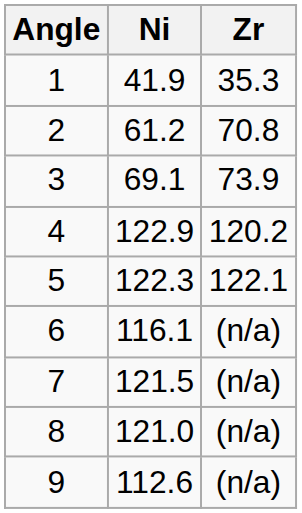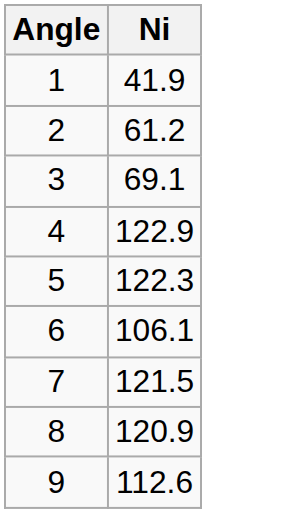- column: (248, 29)
(155, 331) 116.1 -> (155, 331) 106.1
(155, 431) 121.0 -> (155, 431) 120.9
